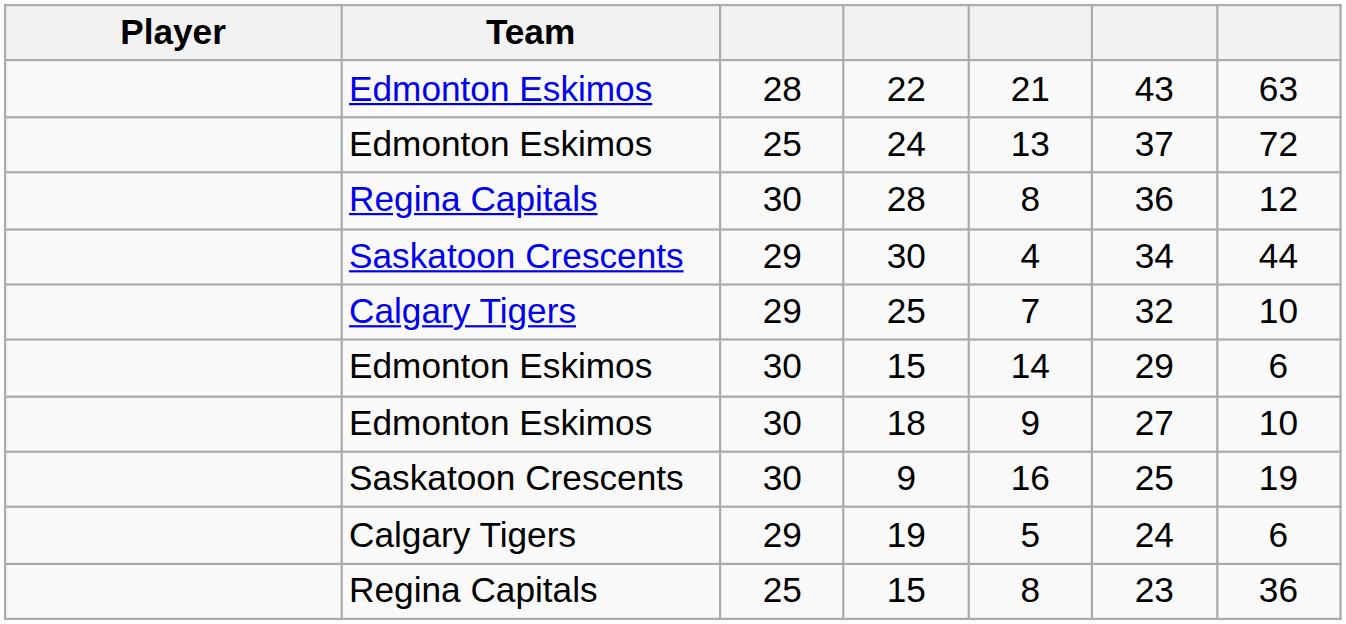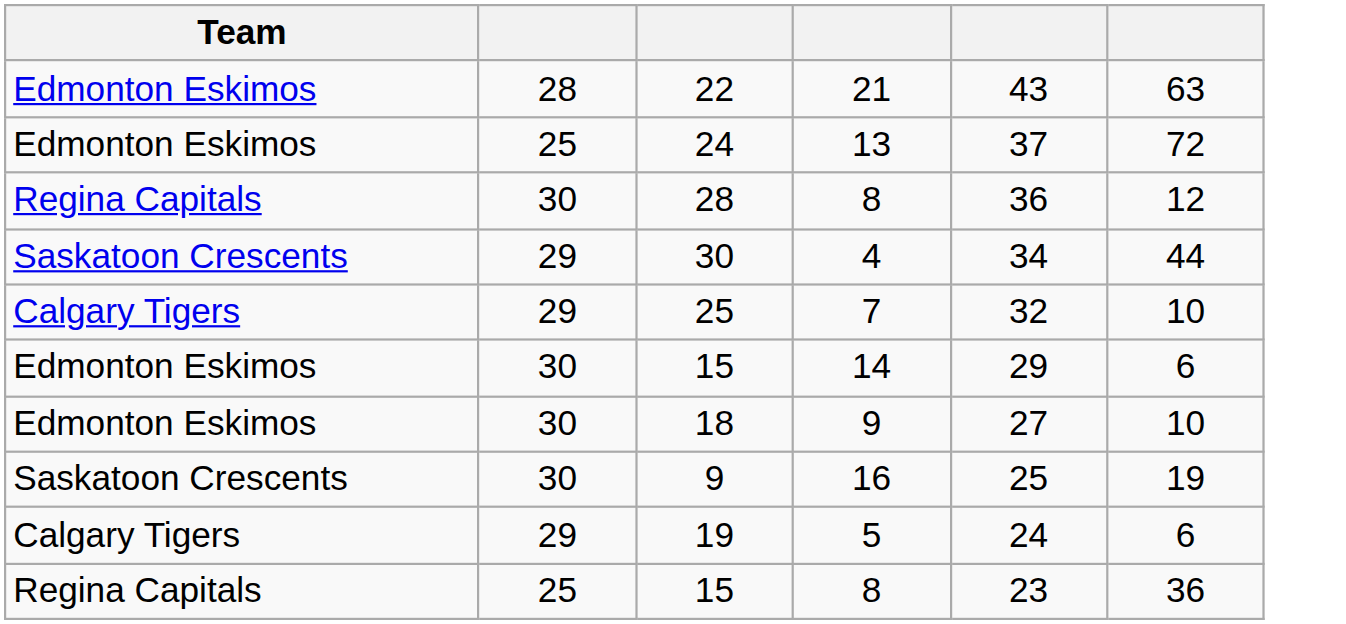- column: (173, 32)
